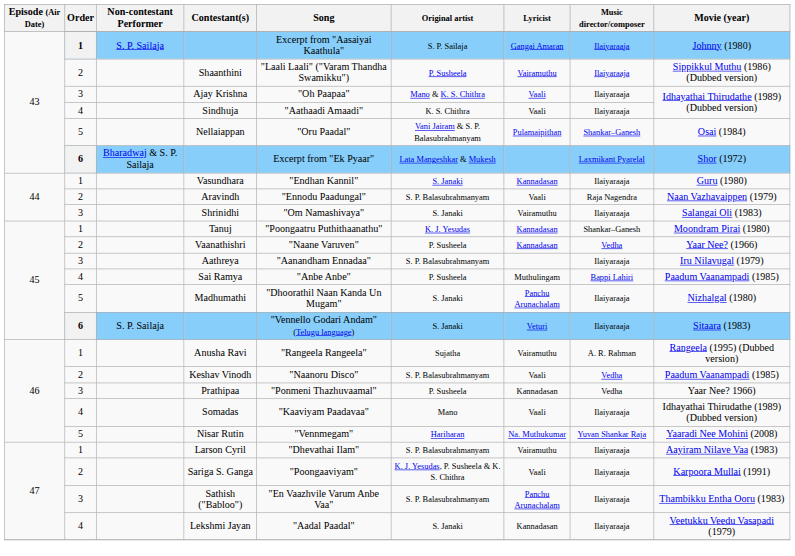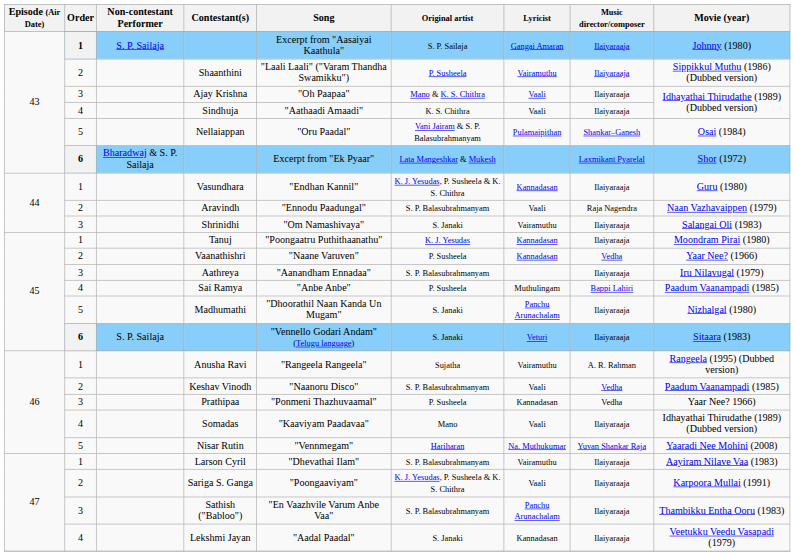(448, 181) S. Janaki -> (448, 187) K. J. Yesudas, P. Susheela & K. S. Chithra
(612, 229) Shankar–Ganesh -> (612, 241) Ilaiyaraaja
